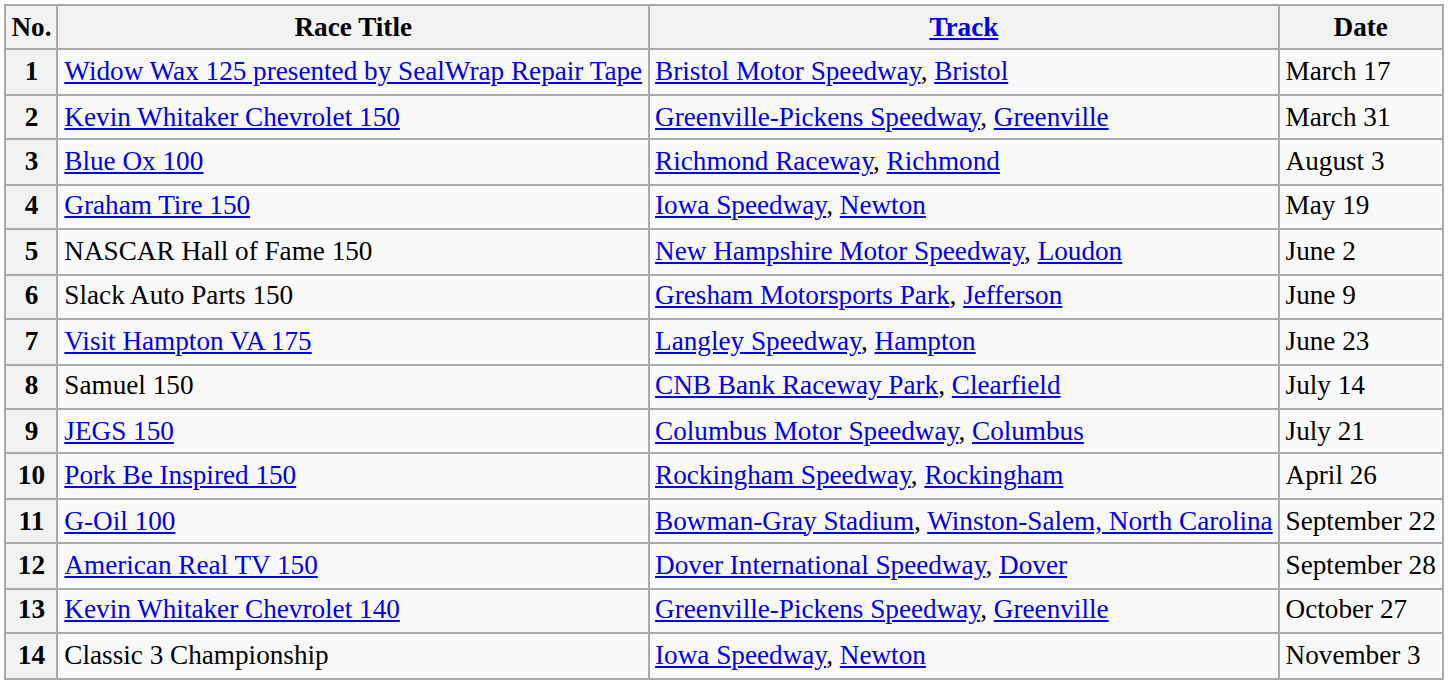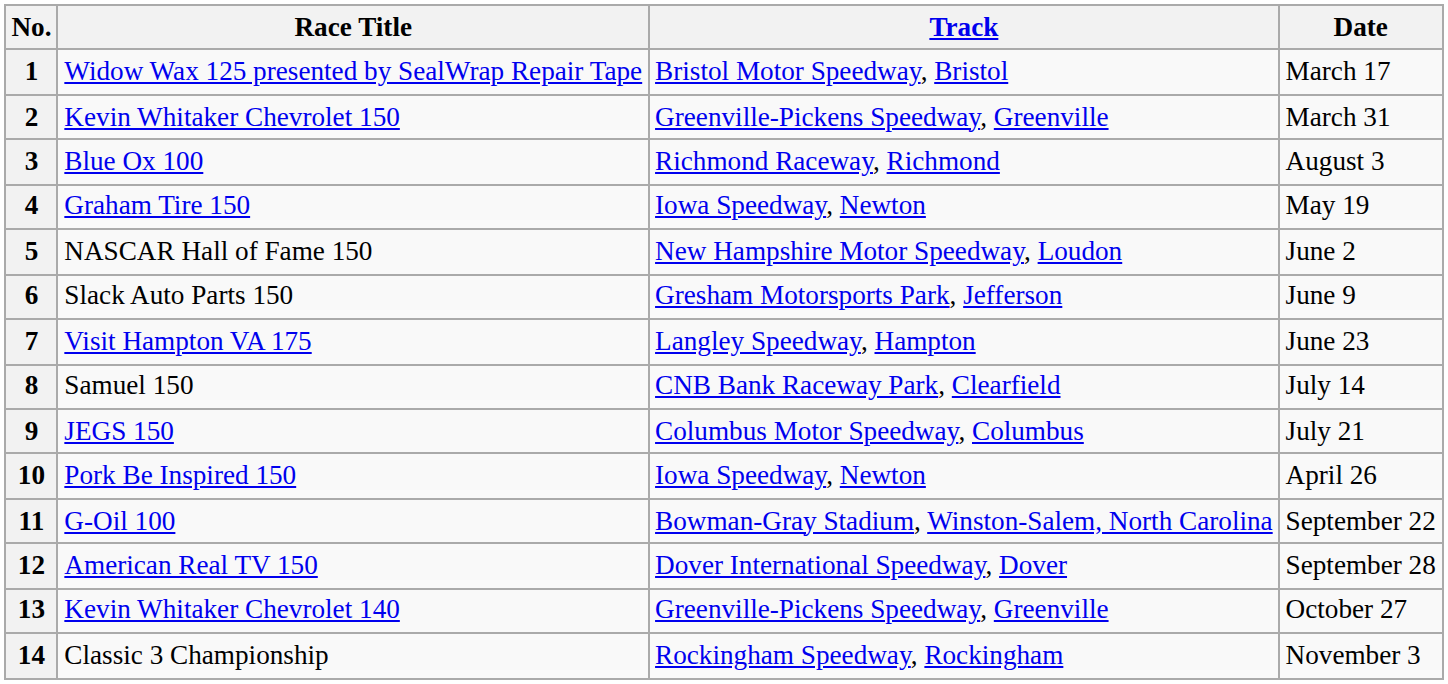(859, 475) Rockingham Speedway, Rockingham -> (790, 475) Iowa Speedway, Newton
(790, 654) Iowa Speedway, Newton -> (859, 654) Rockingham Speedway, Rockingham
